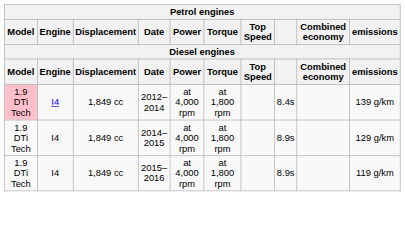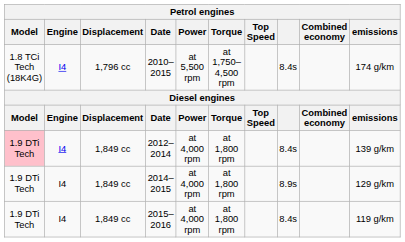+ row: (161, 68)
(286, 174) 8.9s -> (288, 220) 8.4s
